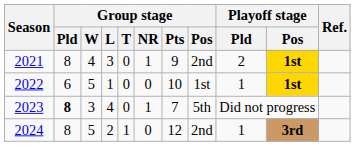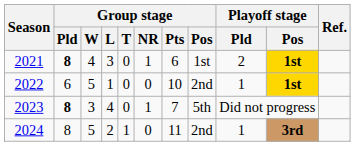(67, 61) normal -> (67, 61) bold
(175, 61) 9 -> (175, 61) 6
(202, 61) 2nd -> (202, 61) 1st
(202, 84) 1st -> (202, 84) 2nd
(175, 130) 12 -> (175, 130) 11
